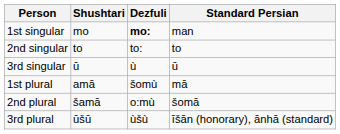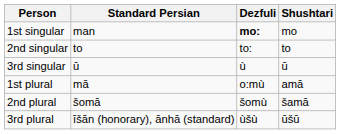columns swapped: (99, 13) <-> (252, 13)
(144, 84) šomù -> (252, 84) o:mù
(142, 102) o:mù -> (253, 102) šomù
